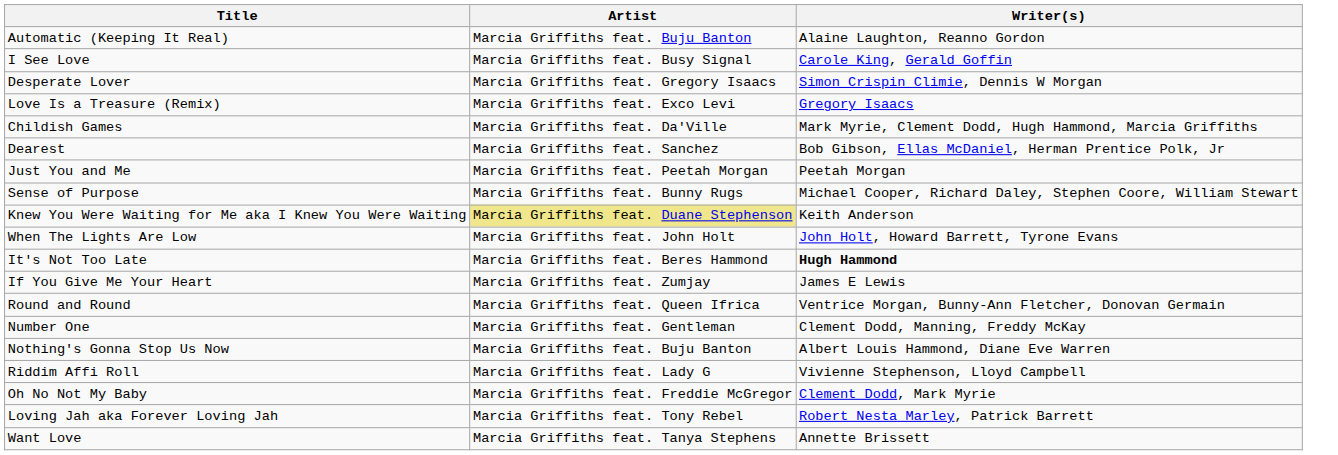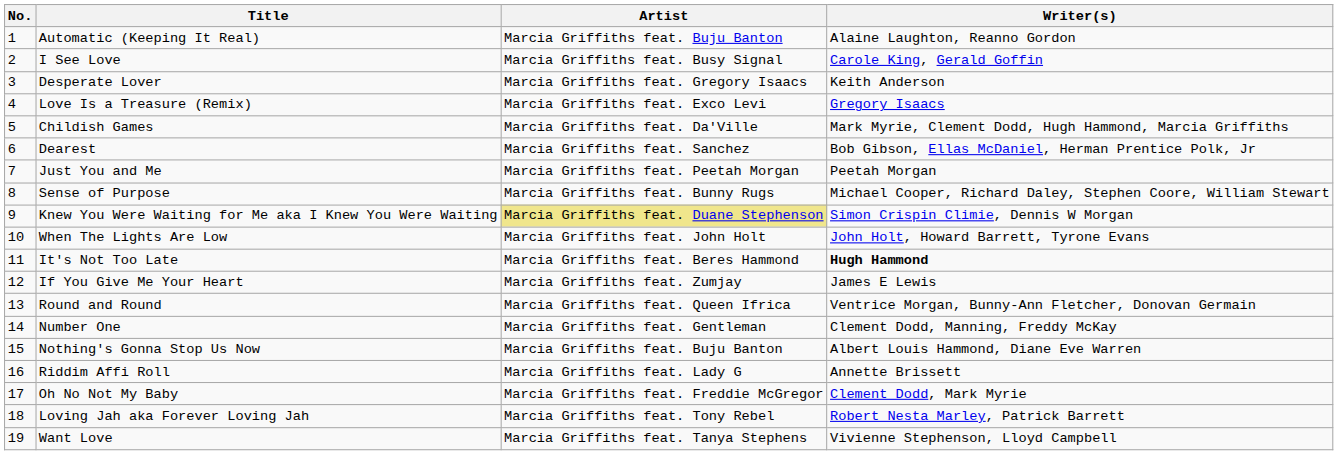+ column: (20, 16)
(951, 82) Simon Crispin Climie, Dennis W Morgan -> (887, 82) Keith Anderson
(856, 216) Keith Anderson -> (982, 216) Simon Crispin Climie, Dennis W Morgan
(942, 372) Vivienne Stephenson, Lloyd Campbell -> (896, 372) Annette Brissett
(864, 438) Annette Brissett -> (973, 438) Vivienne Stephenson, Lloyd Campbell
